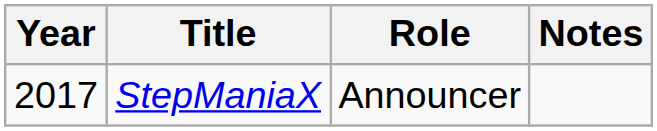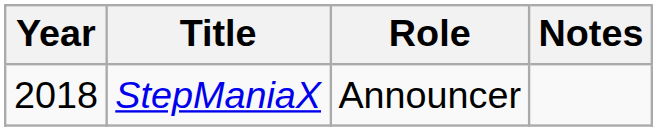(56, 94) 2017 -> (56, 94) 2018
